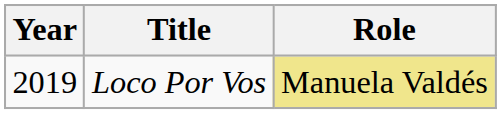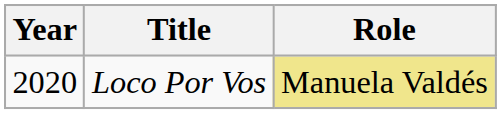(45, 81) 2019 -> (45, 81) 2020
